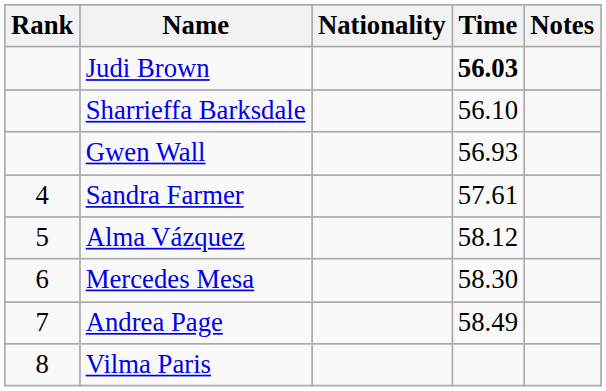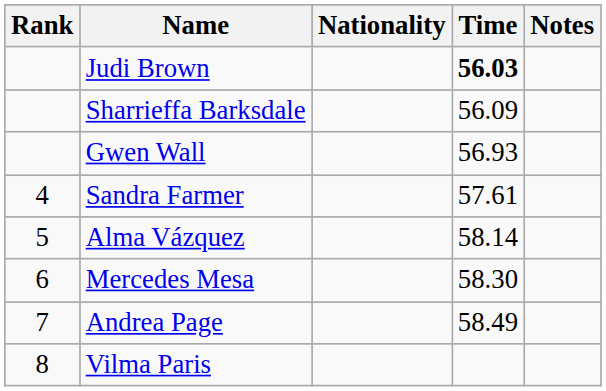(488, 110) 56.10 -> (488, 110) 56.09
(488, 237) 58.12 -> (488, 237) 58.14
